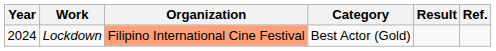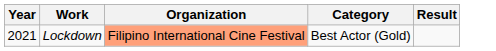- column: (475, 14)
(22, 35) 2024 -> (22, 35) 2021
